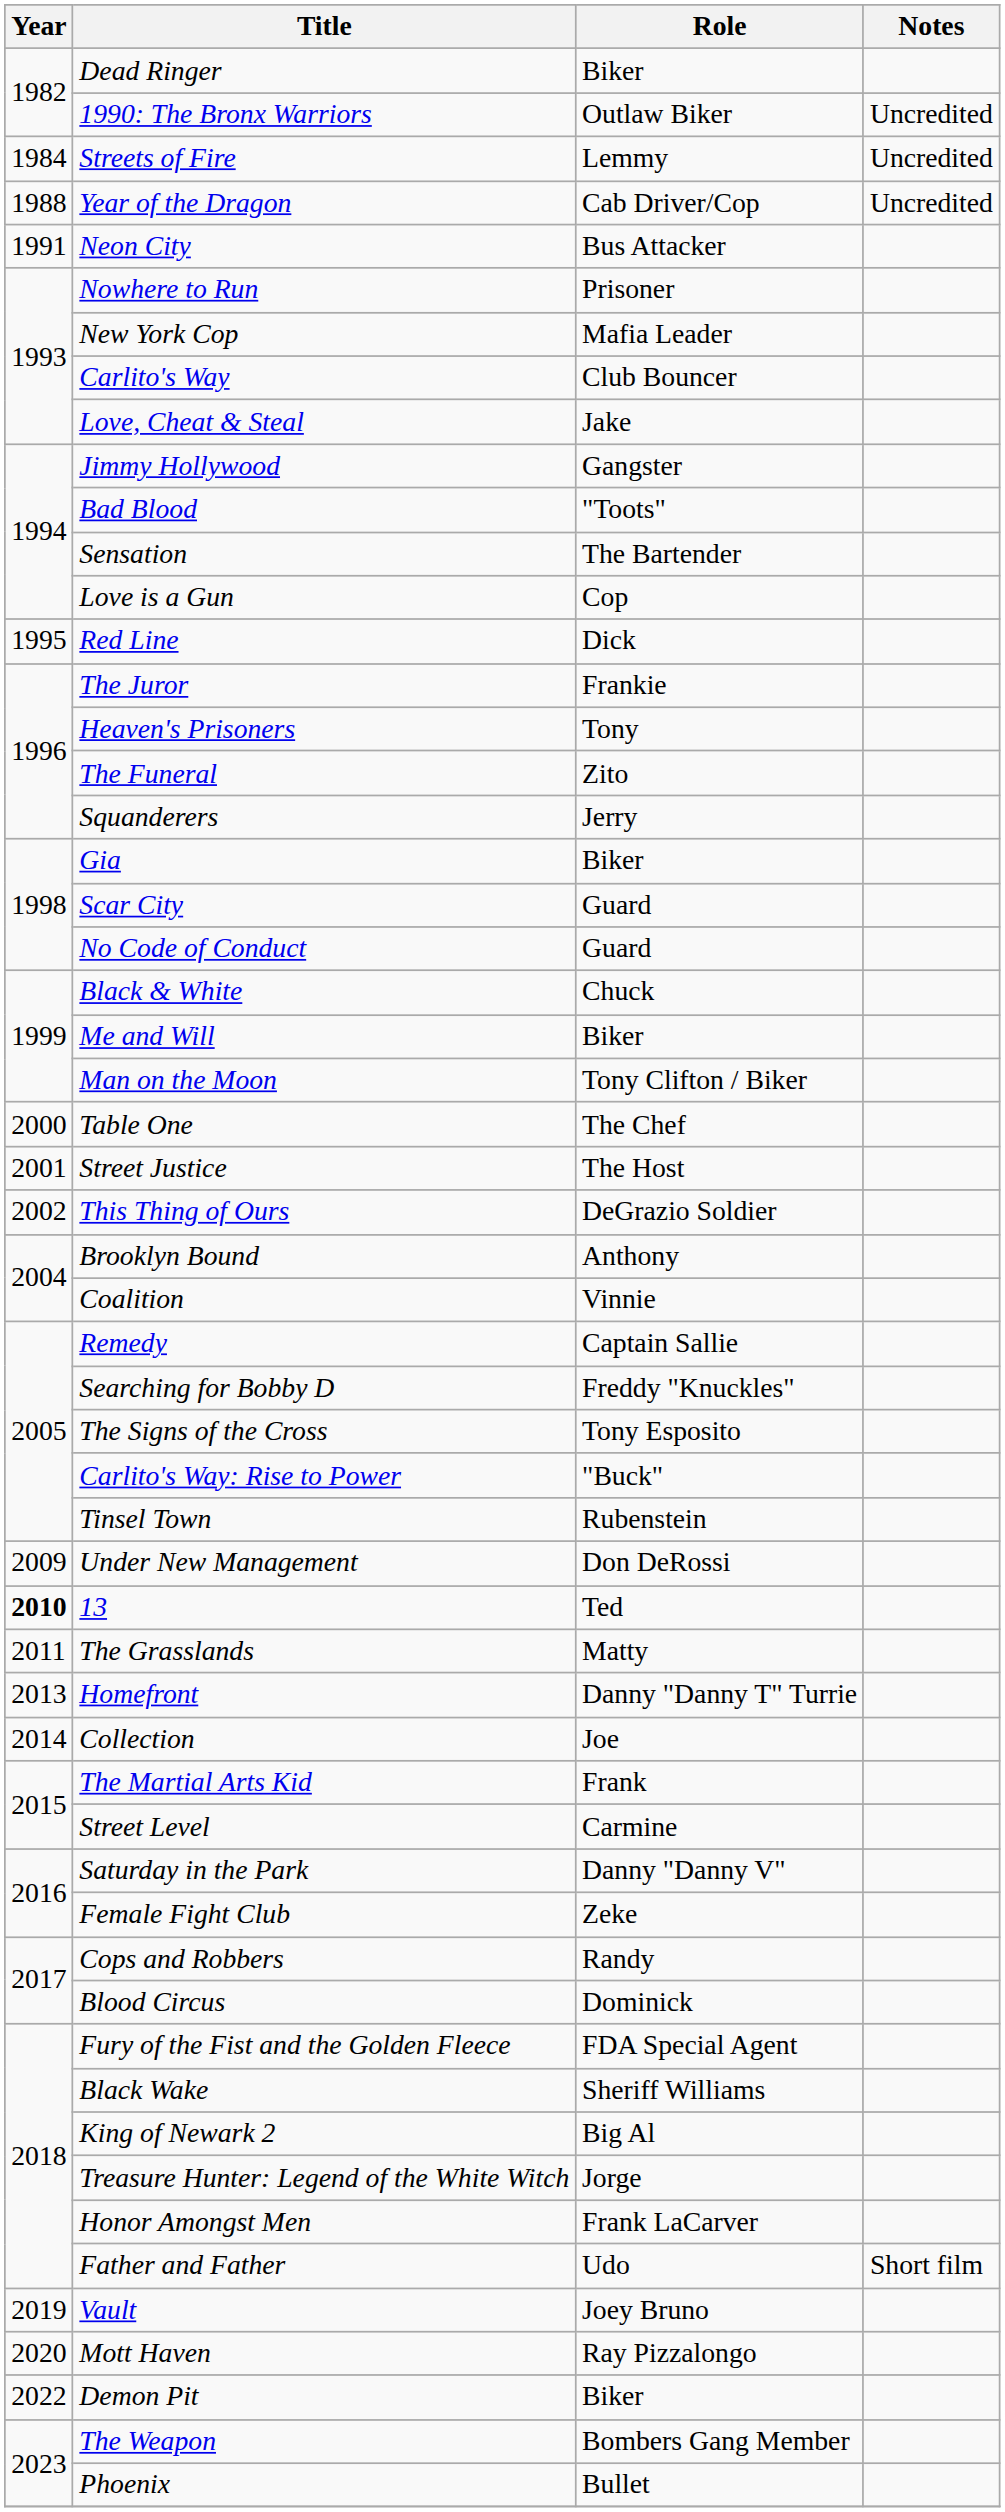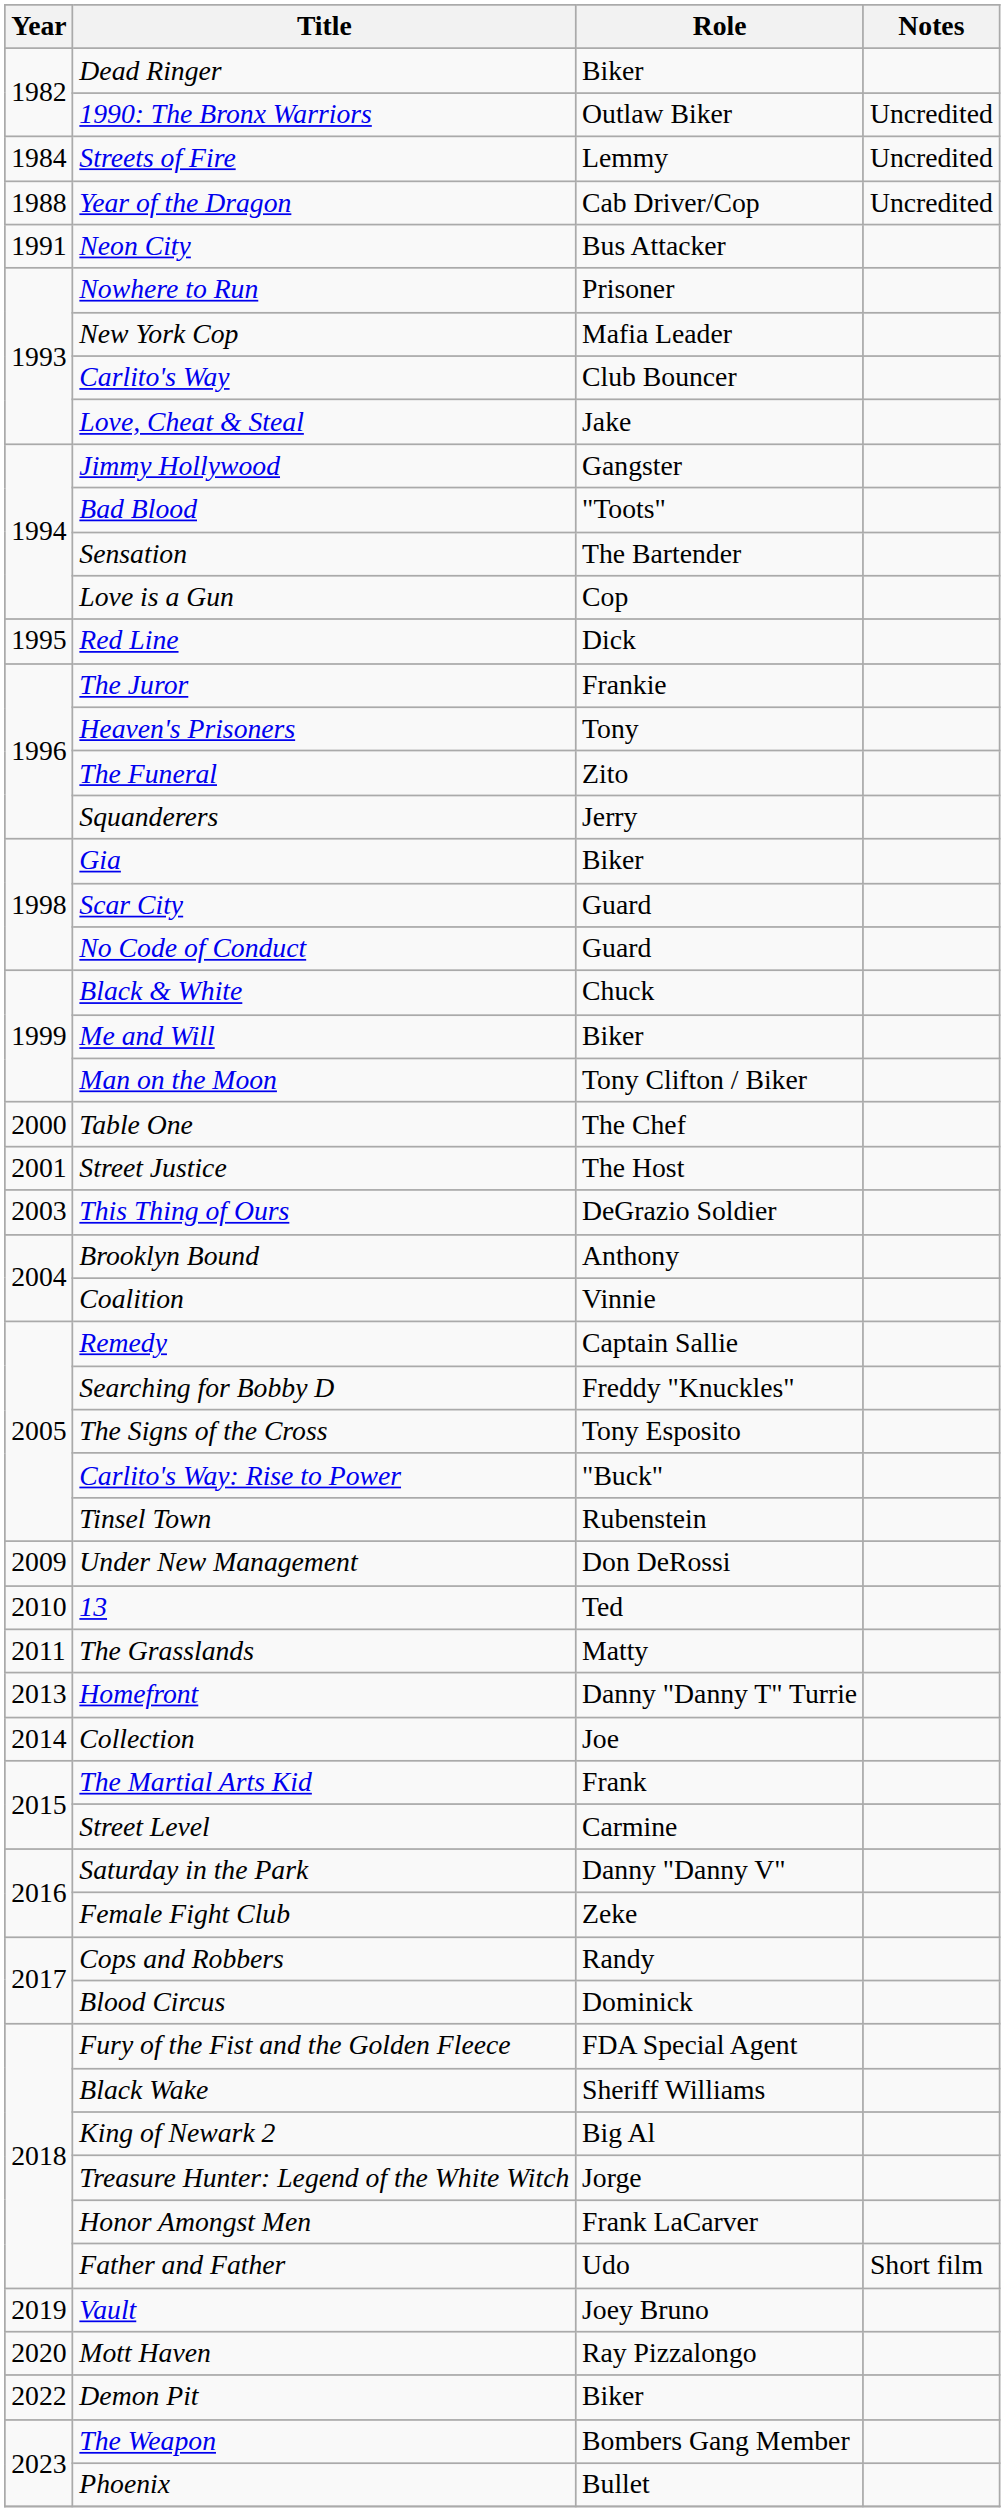(39, 1211) 2002 -> (39, 1211) 2003
(39, 1606) bold -> (39, 1606) normal
